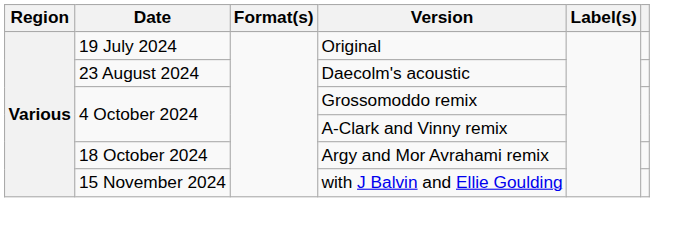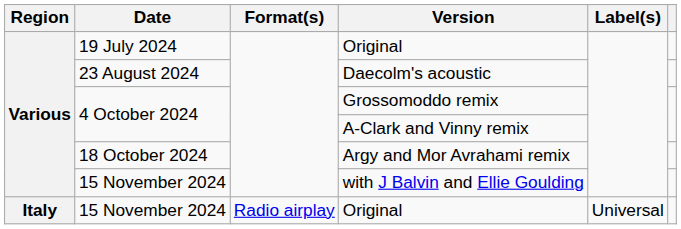+ row: (152, 210)
